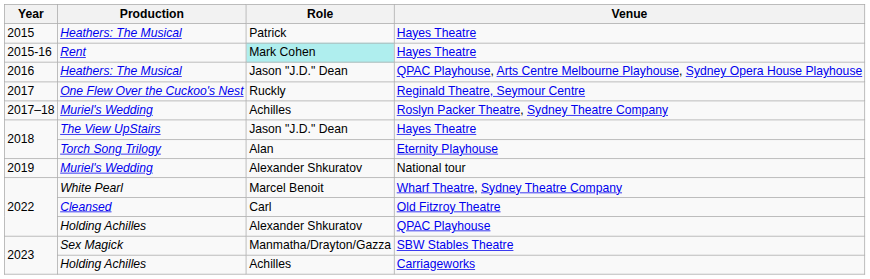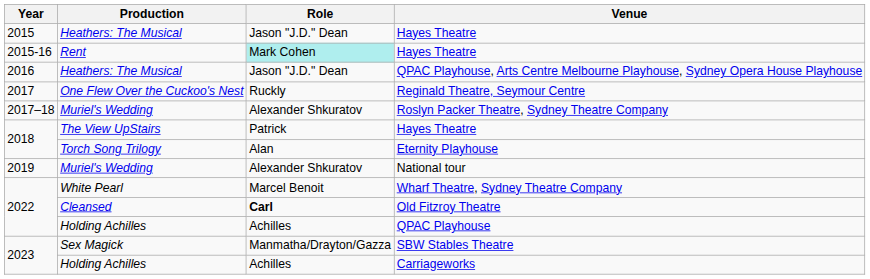(268, 33) Patrick -> (298, 33) Jason "J.D." Dean
(270, 110) Achilles -> (306, 110) Alexander Shkuratov
(298, 129) Jason "J.D." Dean -> (268, 129) Patrick
(260, 206) normal -> (261, 206) bold
(306, 226) Alexander Shkuratov -> (270, 226) Achilles
